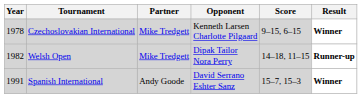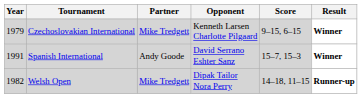(15, 31) 1978 -> (15, 31) 1979
rows swapped: (50, 56) <-> (65, 81)
